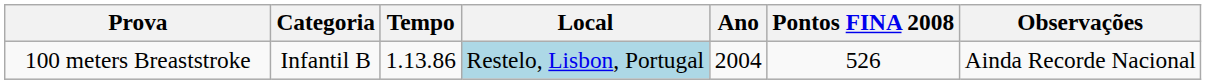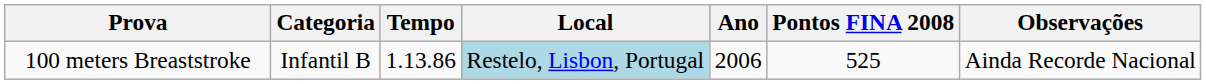(738, 60) 2004 -> (738, 60) 2006
(863, 60) 526 -> (863, 60) 525
